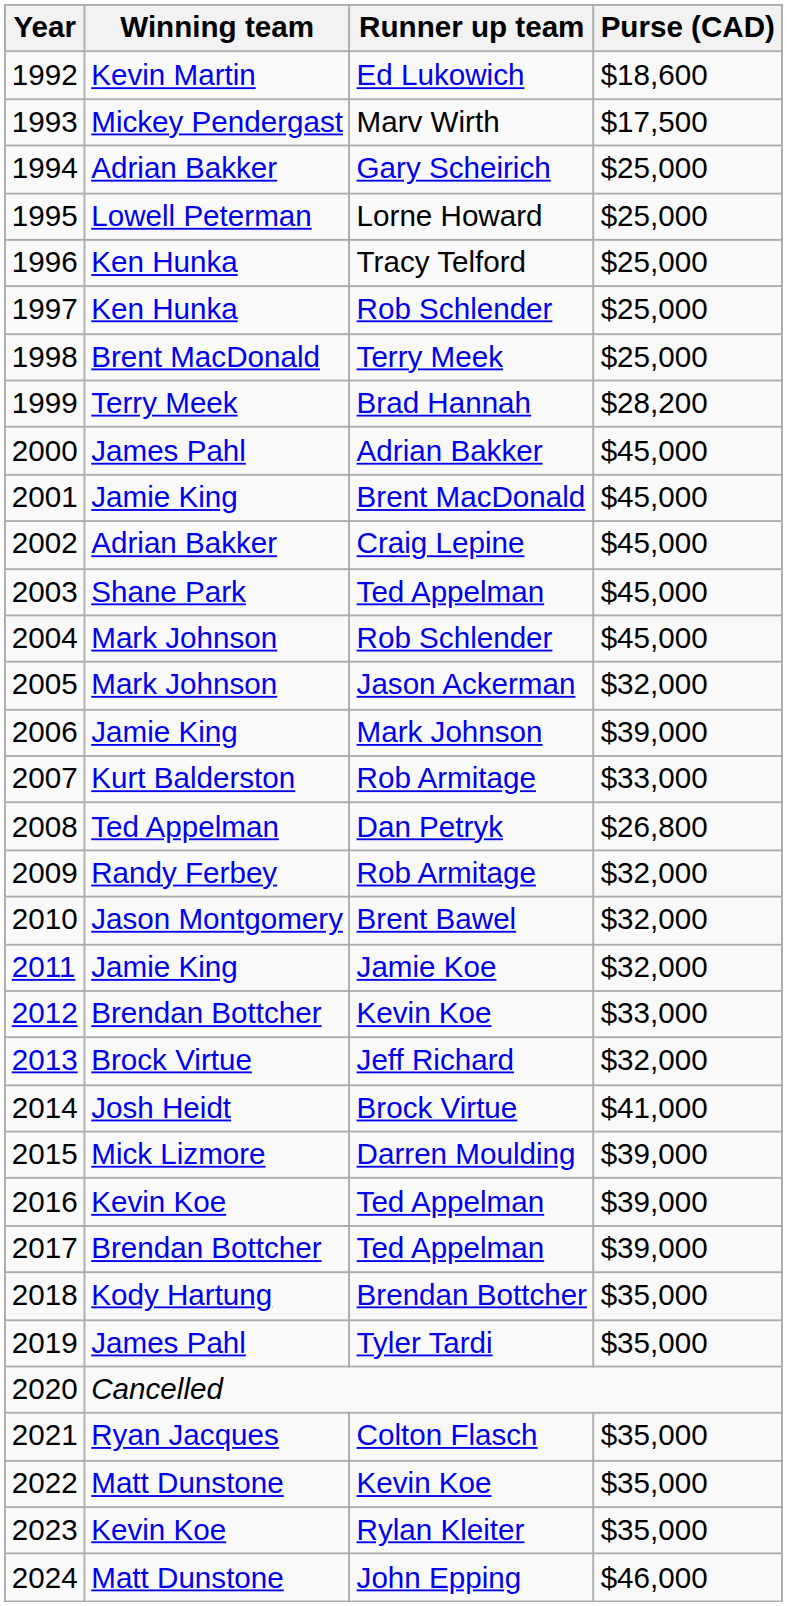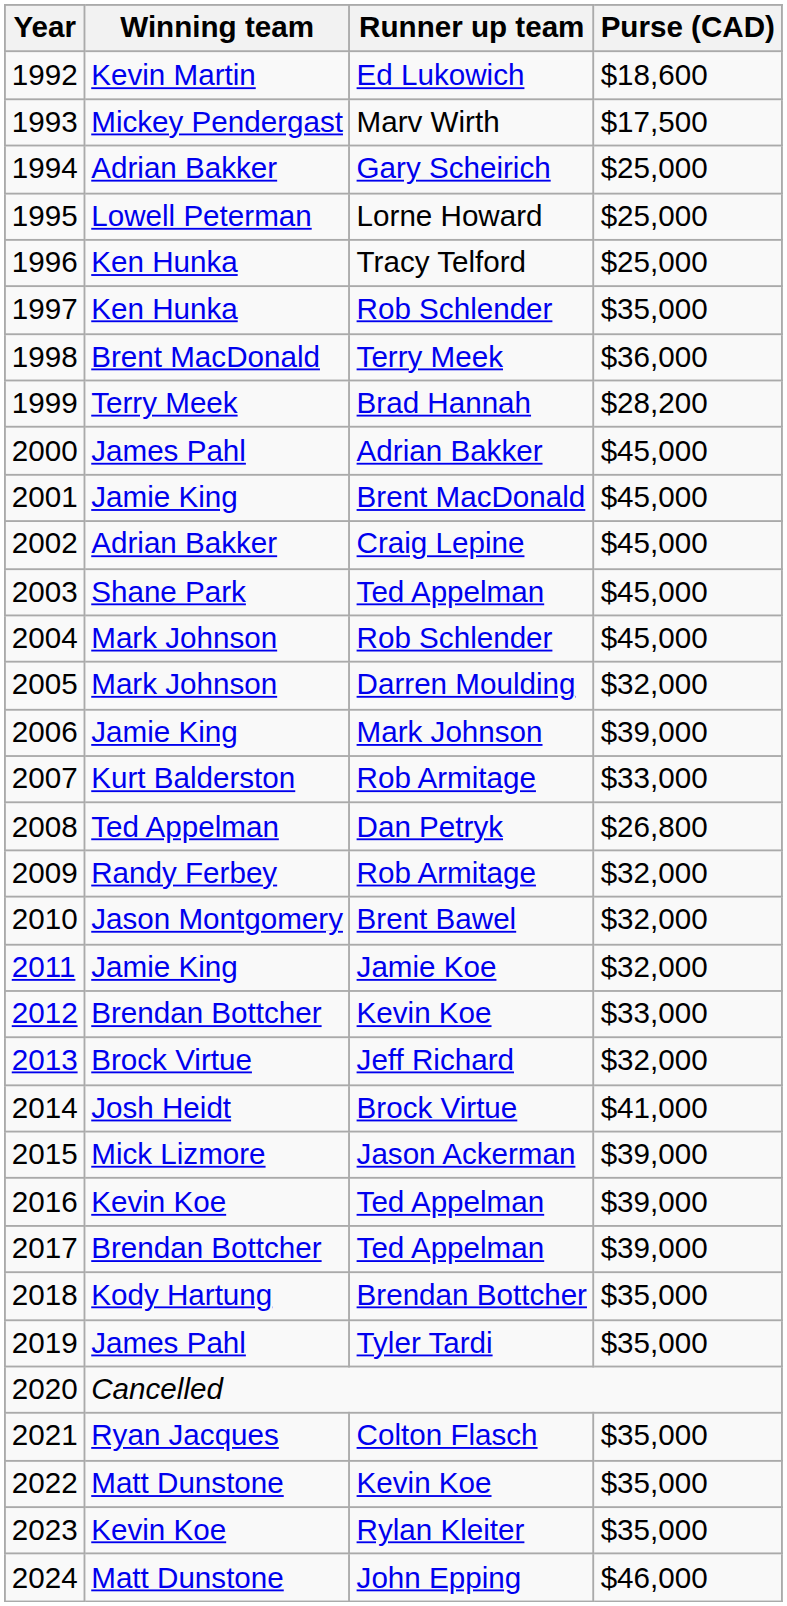(654, 309) $25,000 -> (654, 309) $35,000
(654, 356) $25,000 -> (654, 356) $36,000
(466, 685) Jason Ackerman -> (466, 685) Darren Moulding
(466, 1154) Darren Moulding -> (466, 1154) Jason Ackerman
